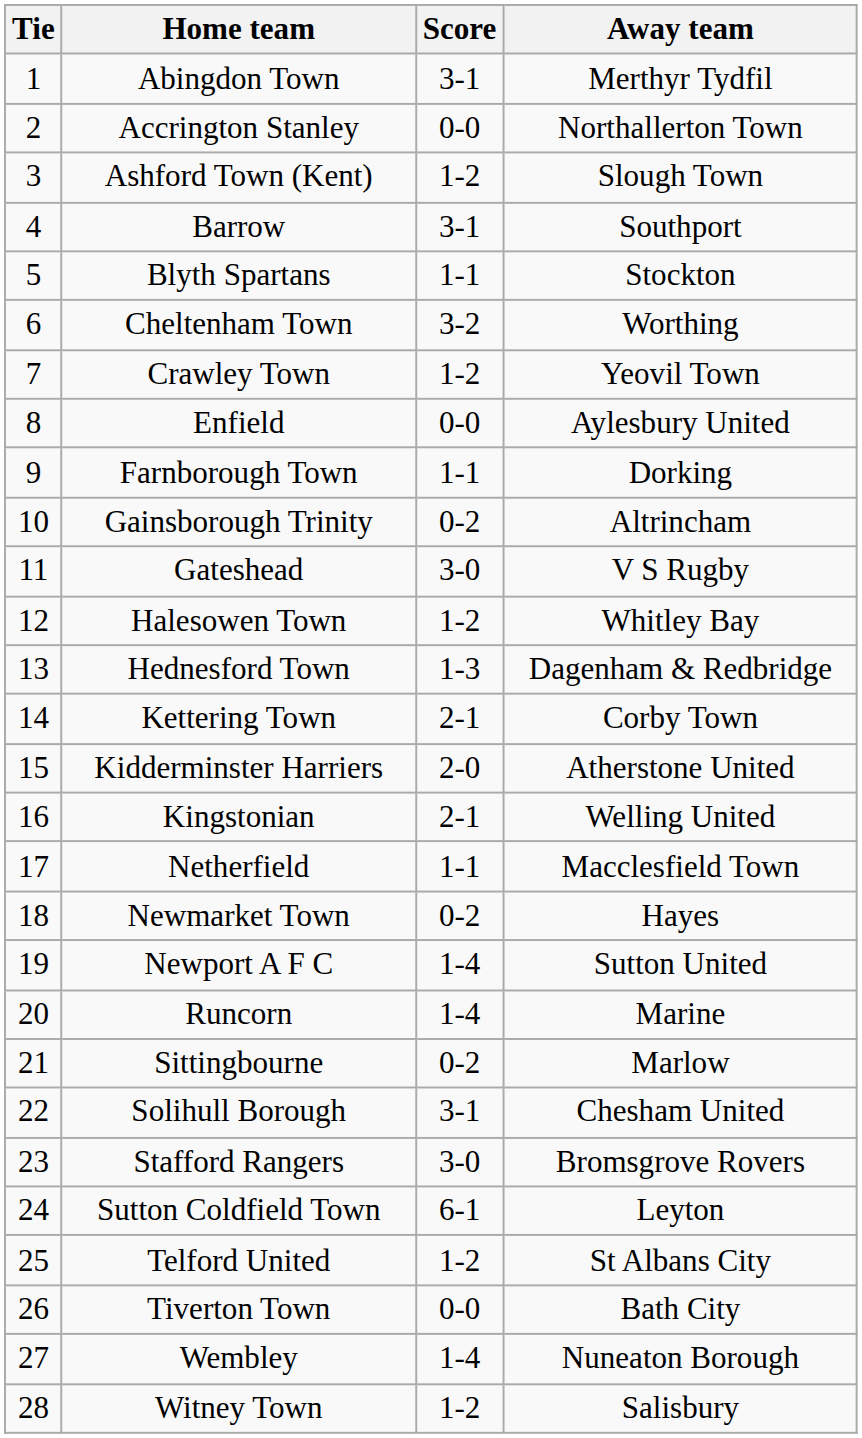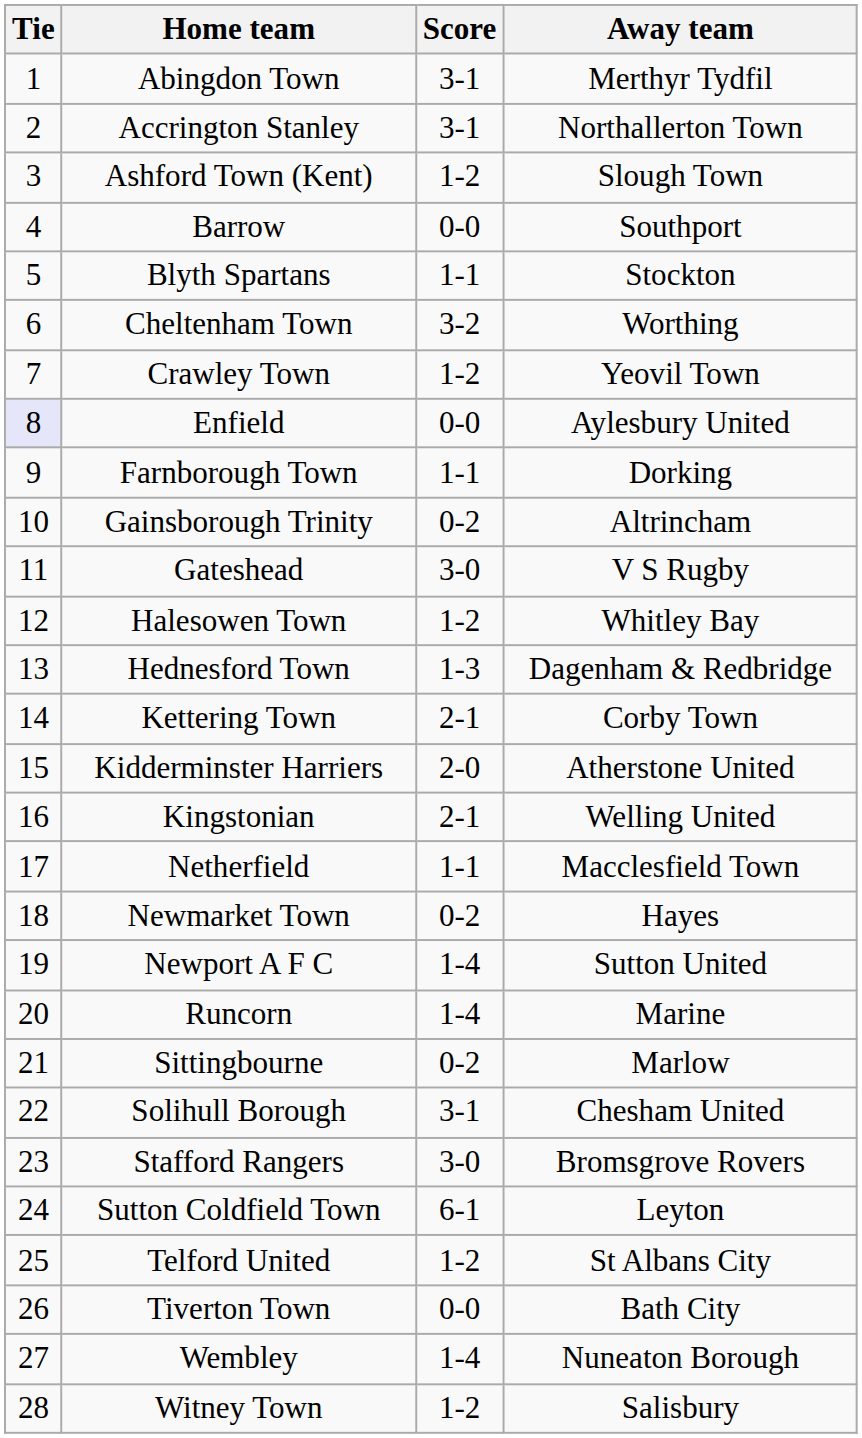(460, 127) 0-0 -> (460, 127) 3-1
(460, 226) 3-1 -> (460, 226) 0-0
(33, 422) no background -> (33, 422) lavender background
